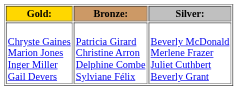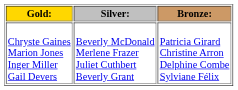columns swapped: (190, 13) <-> (111, 13)
